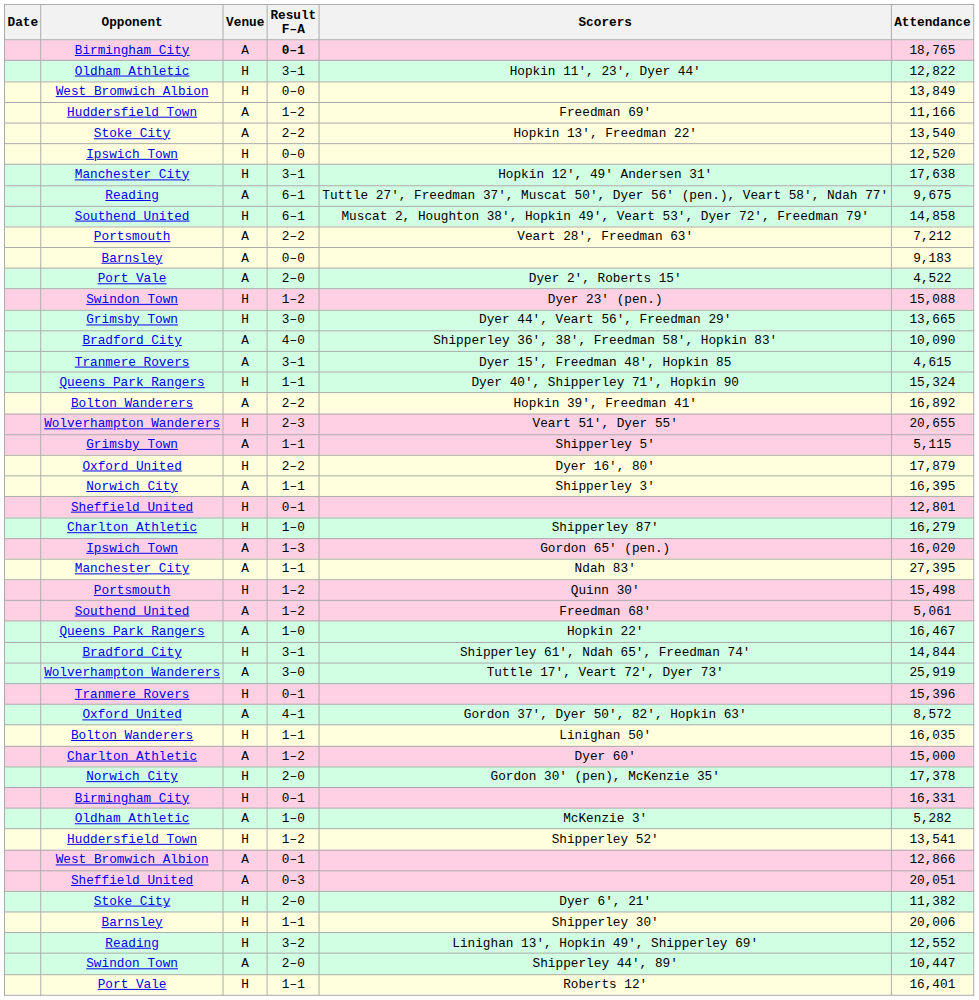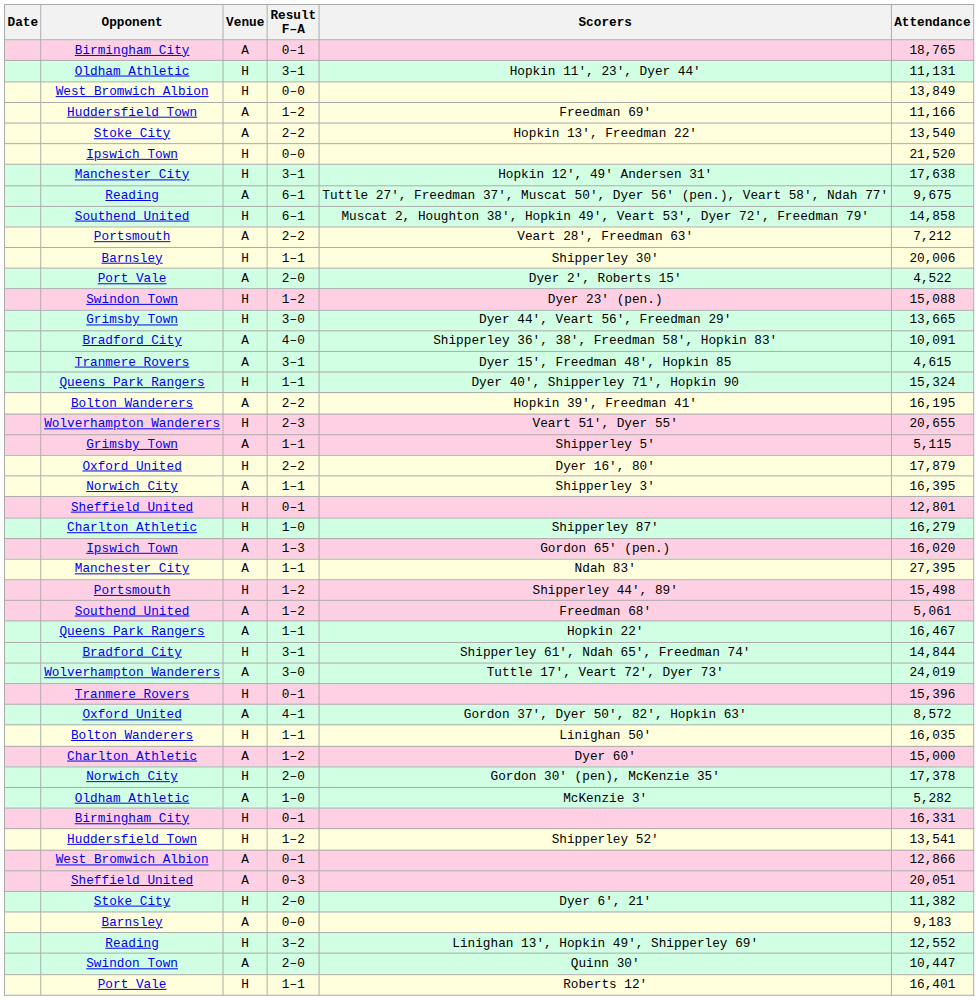(293, 50) bold -> (293, 50) normal
(932, 71) 12,822 -> (932, 71) 11,131
(932, 154) 12,520 -> (932, 154) 21,520
rows swapped: (132, 258) <-> (132, 922)
(932, 341) 10,090 -> (932, 341) 10,091
(932, 403) 16,892 -> (932, 403) 16,195
(605, 590) Quinn 30' -> (605, 590) Shipperley 44', 89'
(293, 632) 1–0 -> (293, 632) 1–1
(932, 673) 25,919 -> (932, 673) 24,019
rows swapped: (132, 819) <-> (132, 798)
(605, 964) Shipperley 44', 89' -> (605, 964) Quinn 30'
